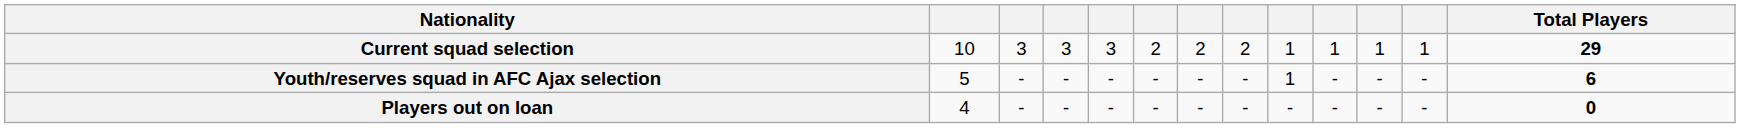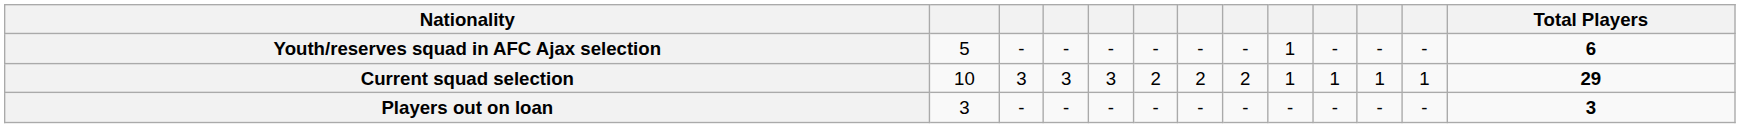rows swapped: (467, 48) <-> (467, 78)
(964, 107) 4 -> (964, 107) 3
(1591, 107) 0 -> (1591, 107) 3
